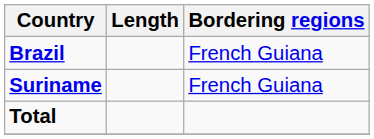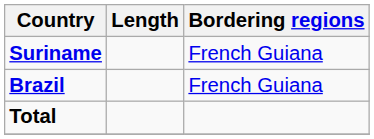rows swapped: (56, 85) <-> (37, 52)
